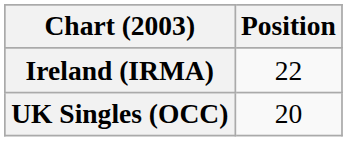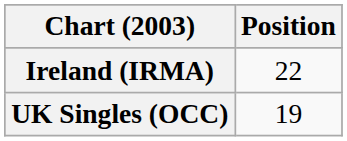(288, 113) 20 -> (288, 113) 19
